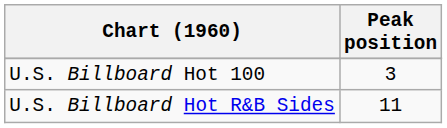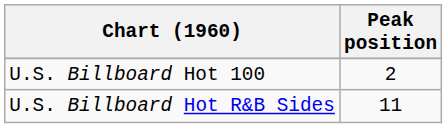(391, 74) 3 -> (391, 74) 2
